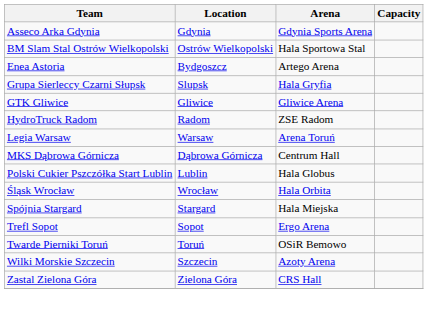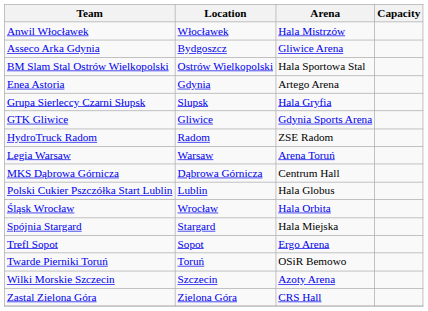+ row: (48, 31)
(194, 31) Gdynia -> (202, 48) Bydgoszcz
(325, 31) Gdynia Sports Arena -> (311, 48) Gliwice Arena
(202, 66) Bydgoszcz -> (194, 84) Gdynia
(311, 102) Gliwice Arena -> (325, 119) Gdynia Sports Arena
